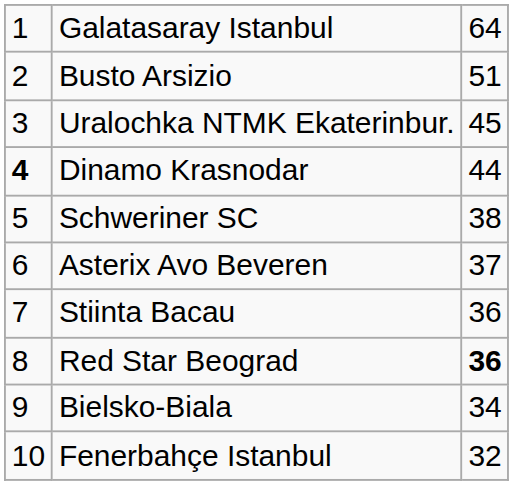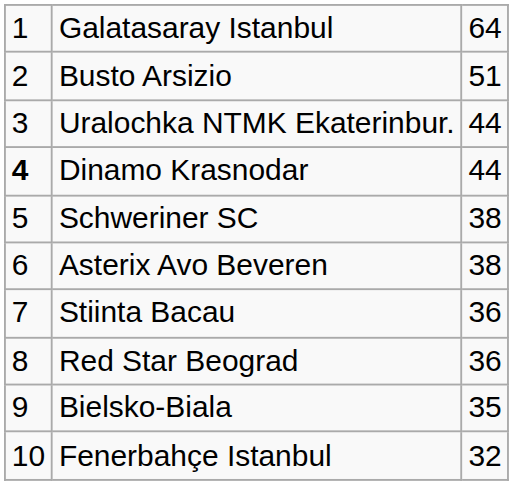(485, 123) 45 -> (485, 123) 44
(485, 265) 37 -> (485, 265) 38
(485, 360) bold -> (485, 360) normal
(485, 407) 34 -> (485, 407) 35
